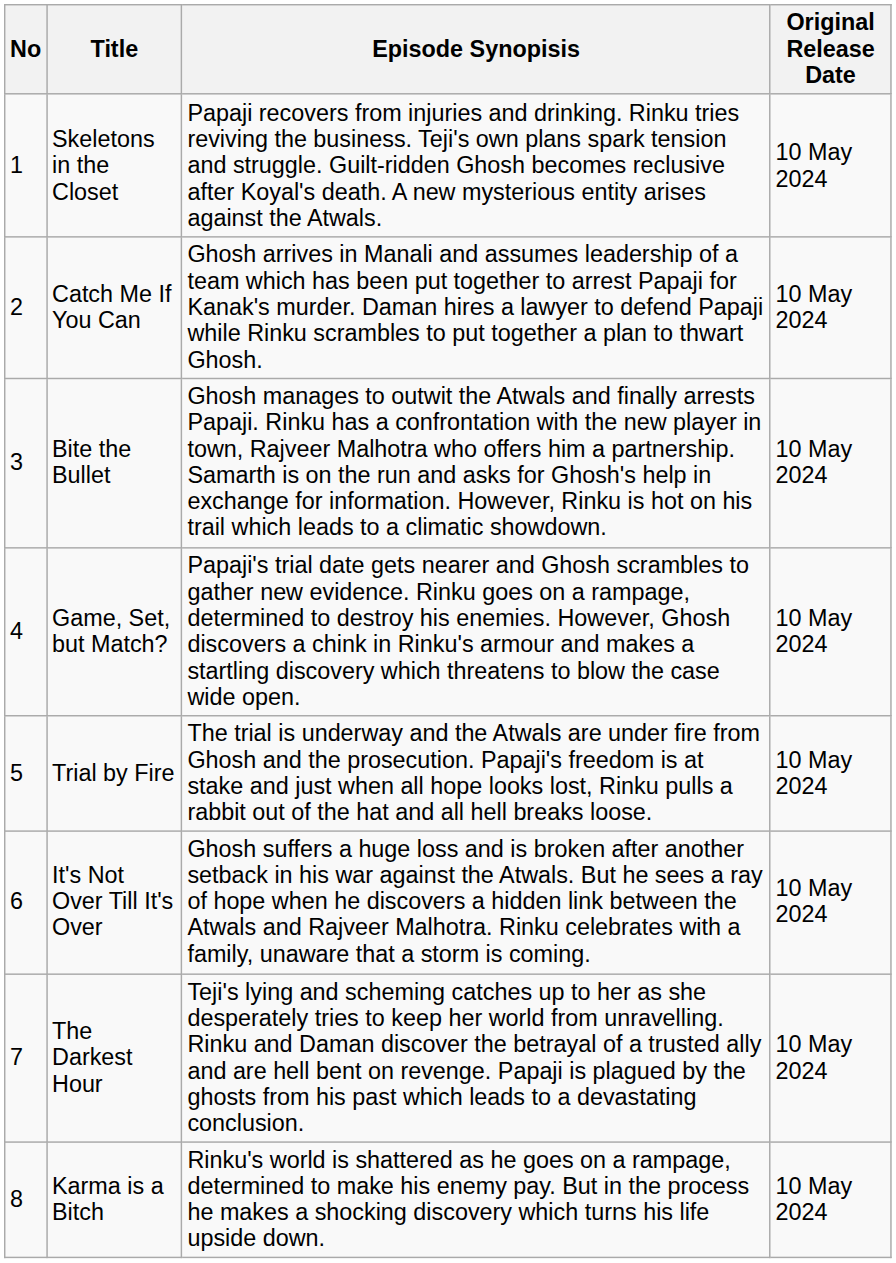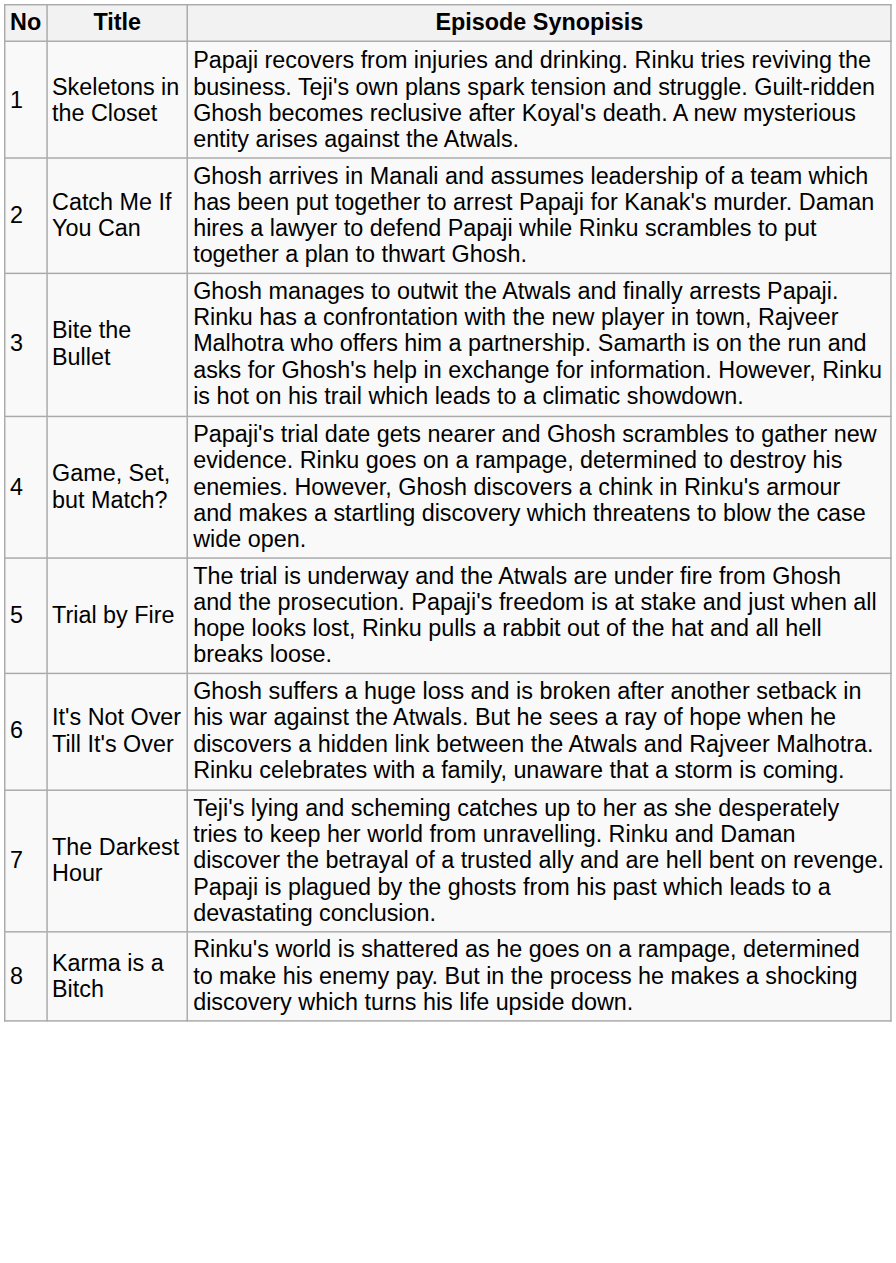- column: (831, 49)
